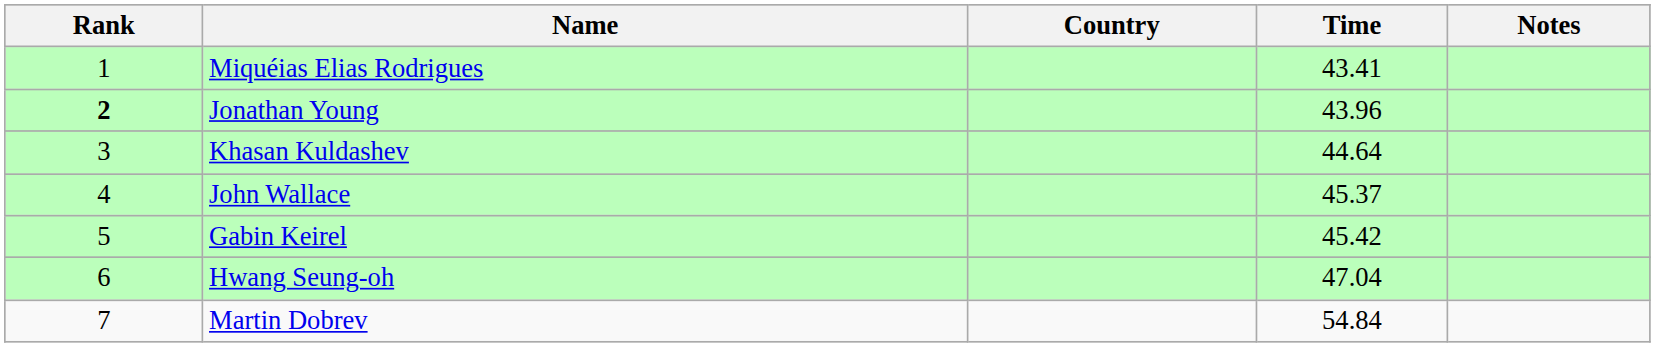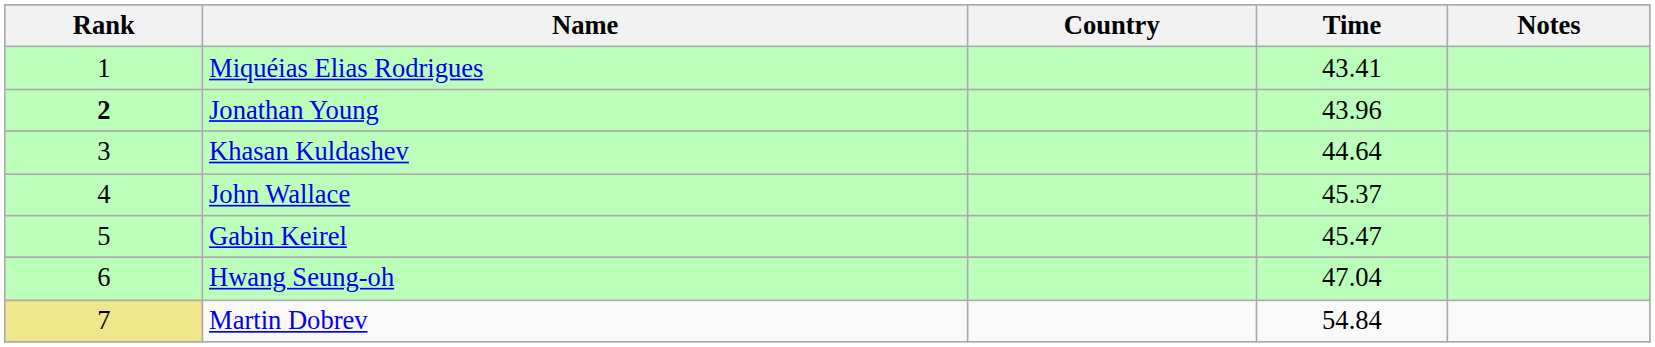(1352, 236) 45.42 -> (1352, 236) 45.47
(104, 320) no background -> (104, 320) khaki background
